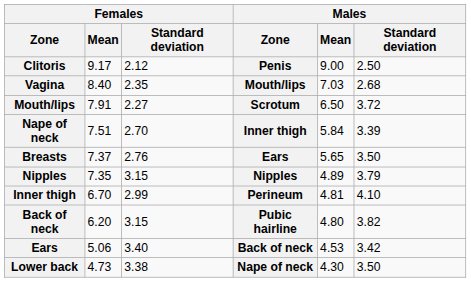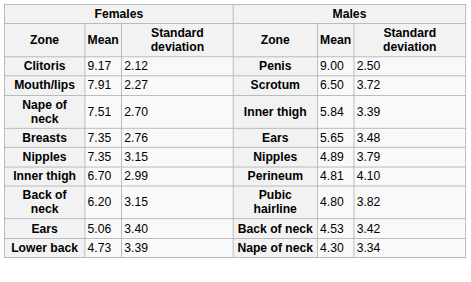- row: (45, 85)
(99, 157) 7.37 -> (99, 137) 7.35
(369, 157) 3.50 -> (369, 137) 3.48
(136, 267) 3.38 -> (136, 248) 3.39
(369, 267) 3.50 -> (369, 248) 3.34
